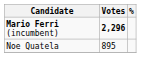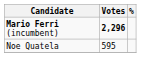(109, 46) 895 -> (109, 46) 595
